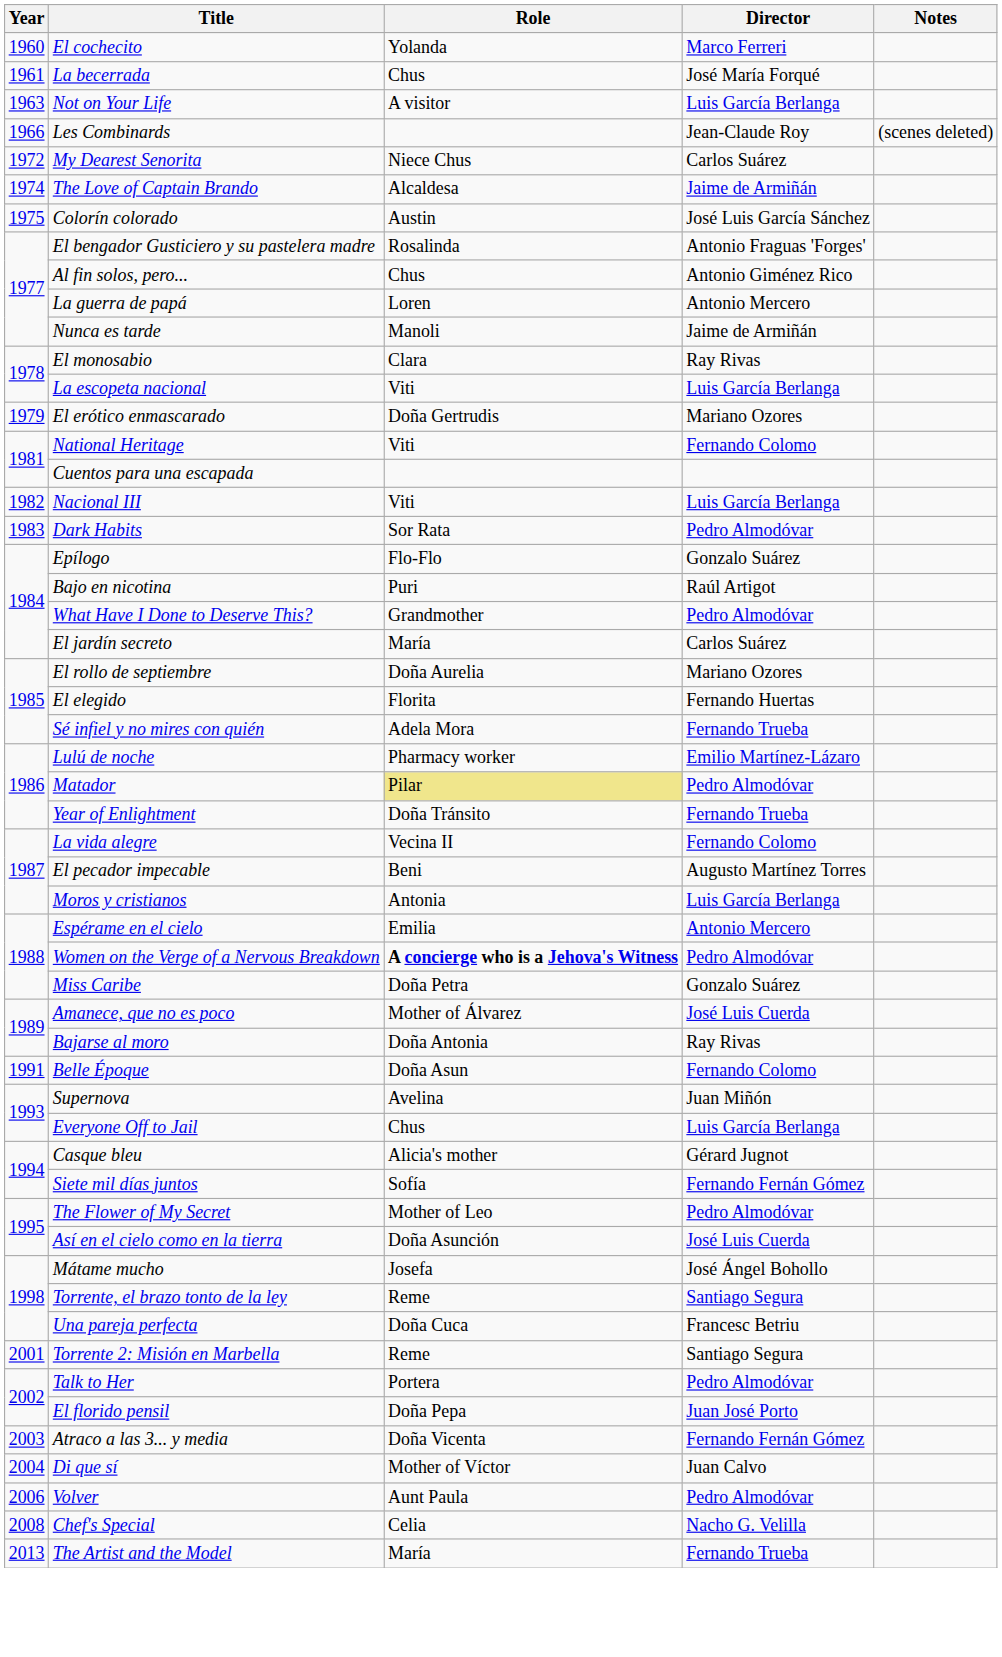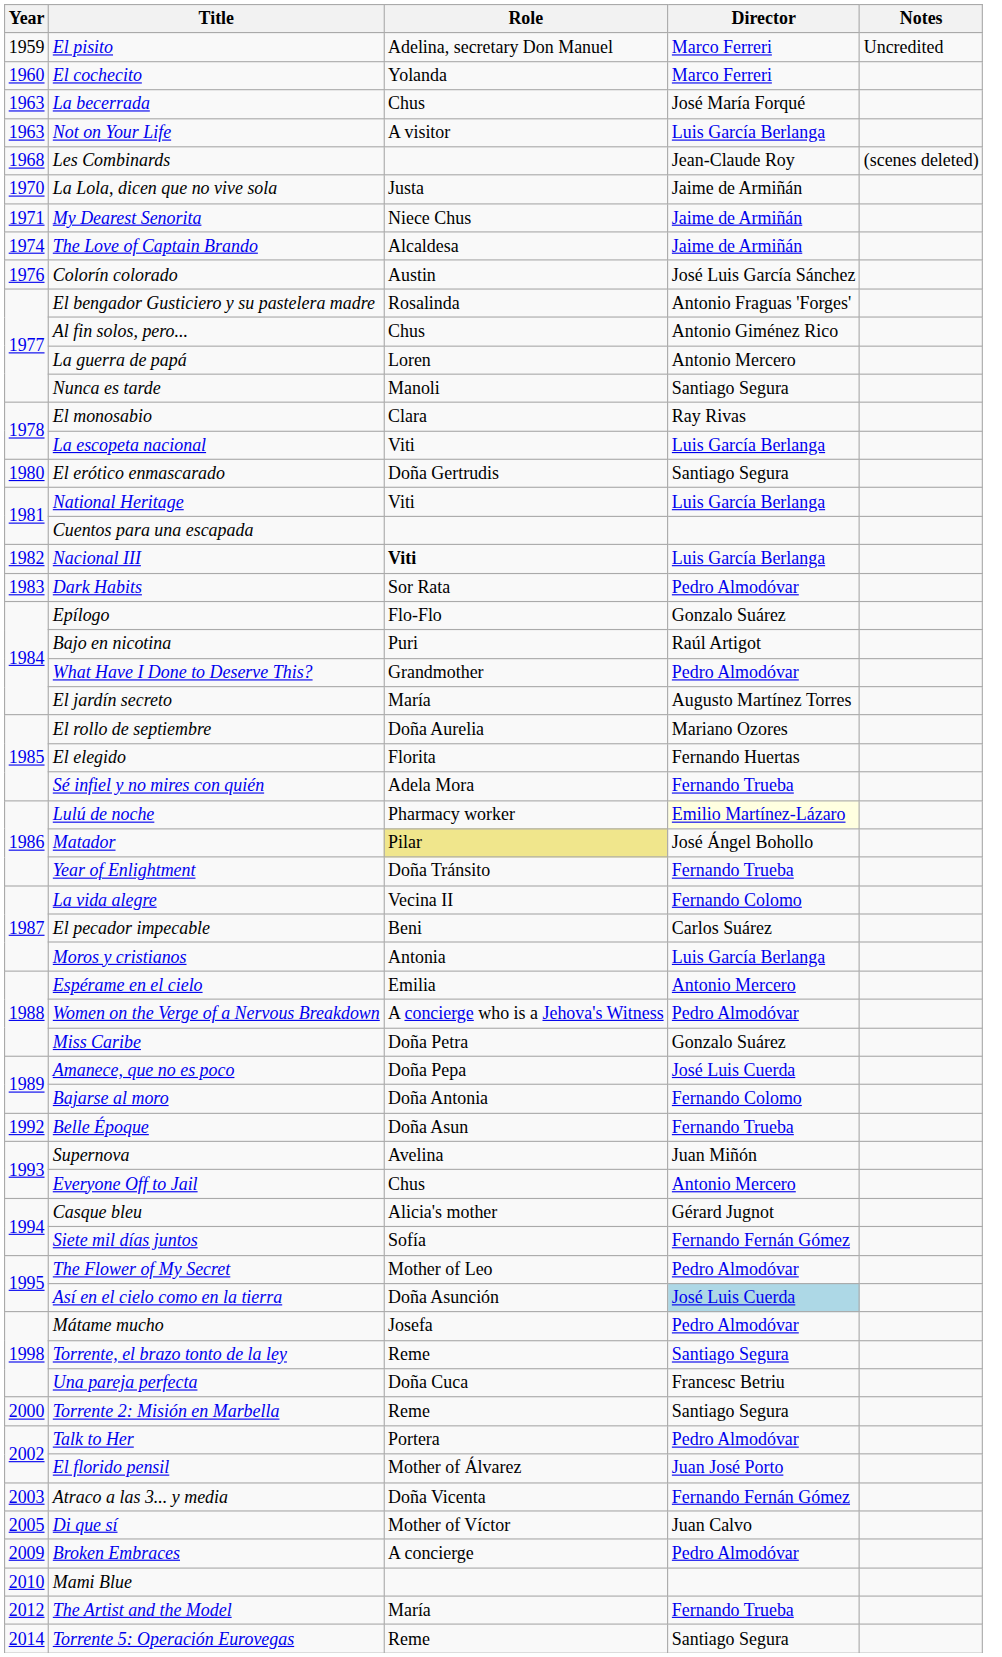+ row: (83, 47)
(27, 75) 1961 -> (27, 103) 1963
(27, 132) 1966 -> (27, 160) 1968
+ row: (165, 189)
(27, 160) 1972 -> (27, 217) 1971
(736, 160) Carlos Suárez -> (737, 217) Jaime de Armiñán
(27, 217) 1975 -> (27, 274) 1976
(752, 331) Jaime de Armiñán -> (730, 388) Santiago Segura
(27, 416) 1979 -> (27, 473) 1980
(744, 416) Mariano Ozores -> (730, 473) Santiago Segura
(751, 445) Fernando Colomo -> (748, 501) Luis García Berlanga
(401, 501) normal -> (402, 558) bold
(736, 643) Carlos Suárez -> (762, 700) Augusto Martínez Torres
(773, 757) no background -> (759, 814) lightyellow background
(750, 786) Pedro Almodóvar -> (743, 842) José Ángel Bohollo
(776, 871) Augusto Martínez Torres -> (722, 928) Carlos Suárez
(533, 956) bold -> (526, 1013) normal
(455, 1013) Mother of Álvarez -> (427, 1070) Doña Pepa
(723, 1041) Ray Rivas -> (737, 1098) Fernando Colomo
(27, 1070) 1991 -> (27, 1127) 1992
(751, 1070) Fernando Colomo -> (733, 1127) Fernando Trueba
(763, 1127) Luis García Berlanga -> (734, 1183) Antonio Mercero
(748, 1240) no background -> (734, 1297) lightblue background
(757, 1269) José Ángel Bohollo -> (735, 1326) Pedro Almodóvar
(27, 1354) 2001 -> (27, 1411) 2000
(427, 1411) Doña Pepa -> (455, 1468) Mother of Álvarez
(27, 1468) 2004 -> (27, 1524) 2005
- row: (76, 1496)
- row: (104, 1524)
+ row: (116, 1553)
+ row: (92, 1581)
(27, 1553) 2013 -> (27, 1610) 2012
+ row: (173, 1638)
